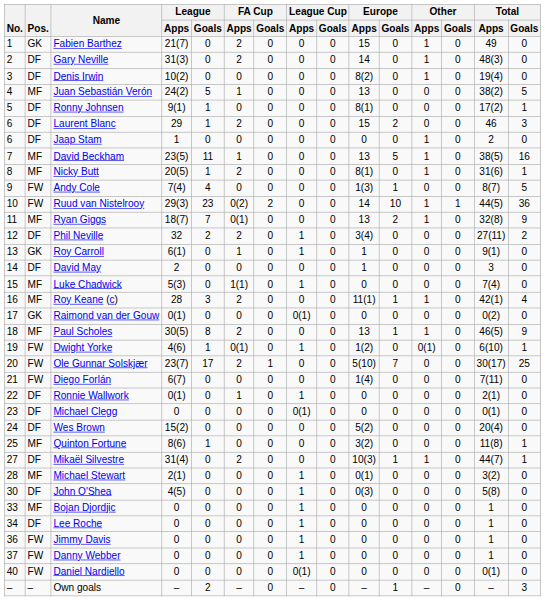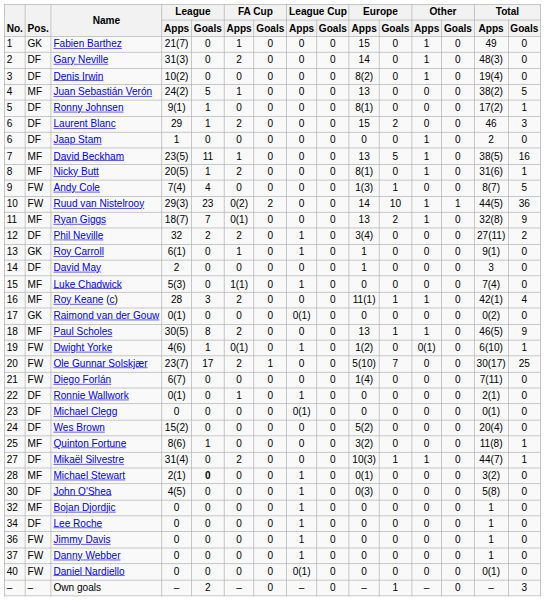(239, 44) 2 -> (239, 44) 1
(208, 476) normal -> (208, 476) bold
(12, 508) 33 -> (12, 508) 32
